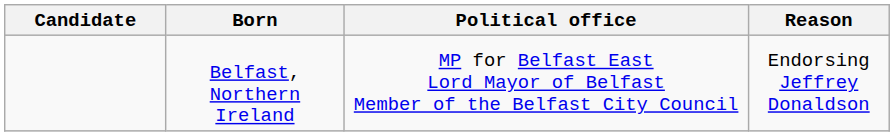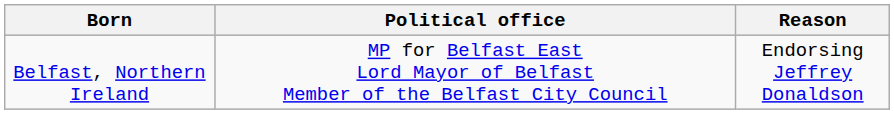- column: (85, 20)
